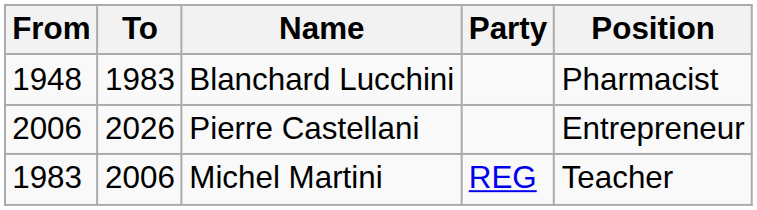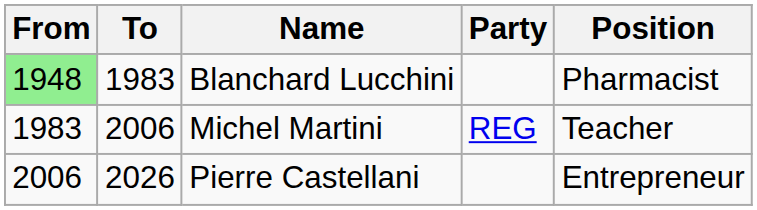(47, 79) no background -> (47, 79) lightgreen background
rows swapped: (286, 178) <-> (304, 128)
